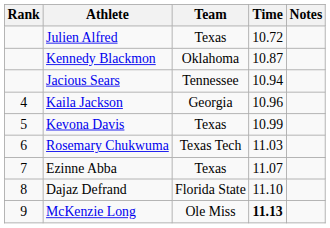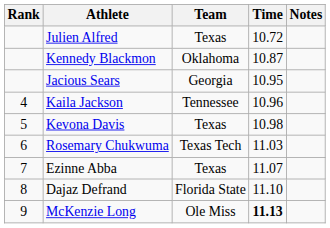(210, 80) Tennessee -> (210, 80) Georgia
(268, 80) 10.94 -> (268, 80) 10.95
(210, 102) Georgia -> (210, 102) Tennessee
(268, 124) 10.99 -> (268, 124) 10.98
